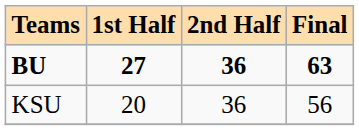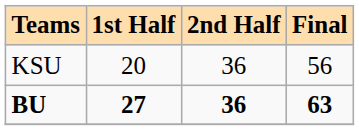rows swapped: (29, 64) <-> (37, 104)
